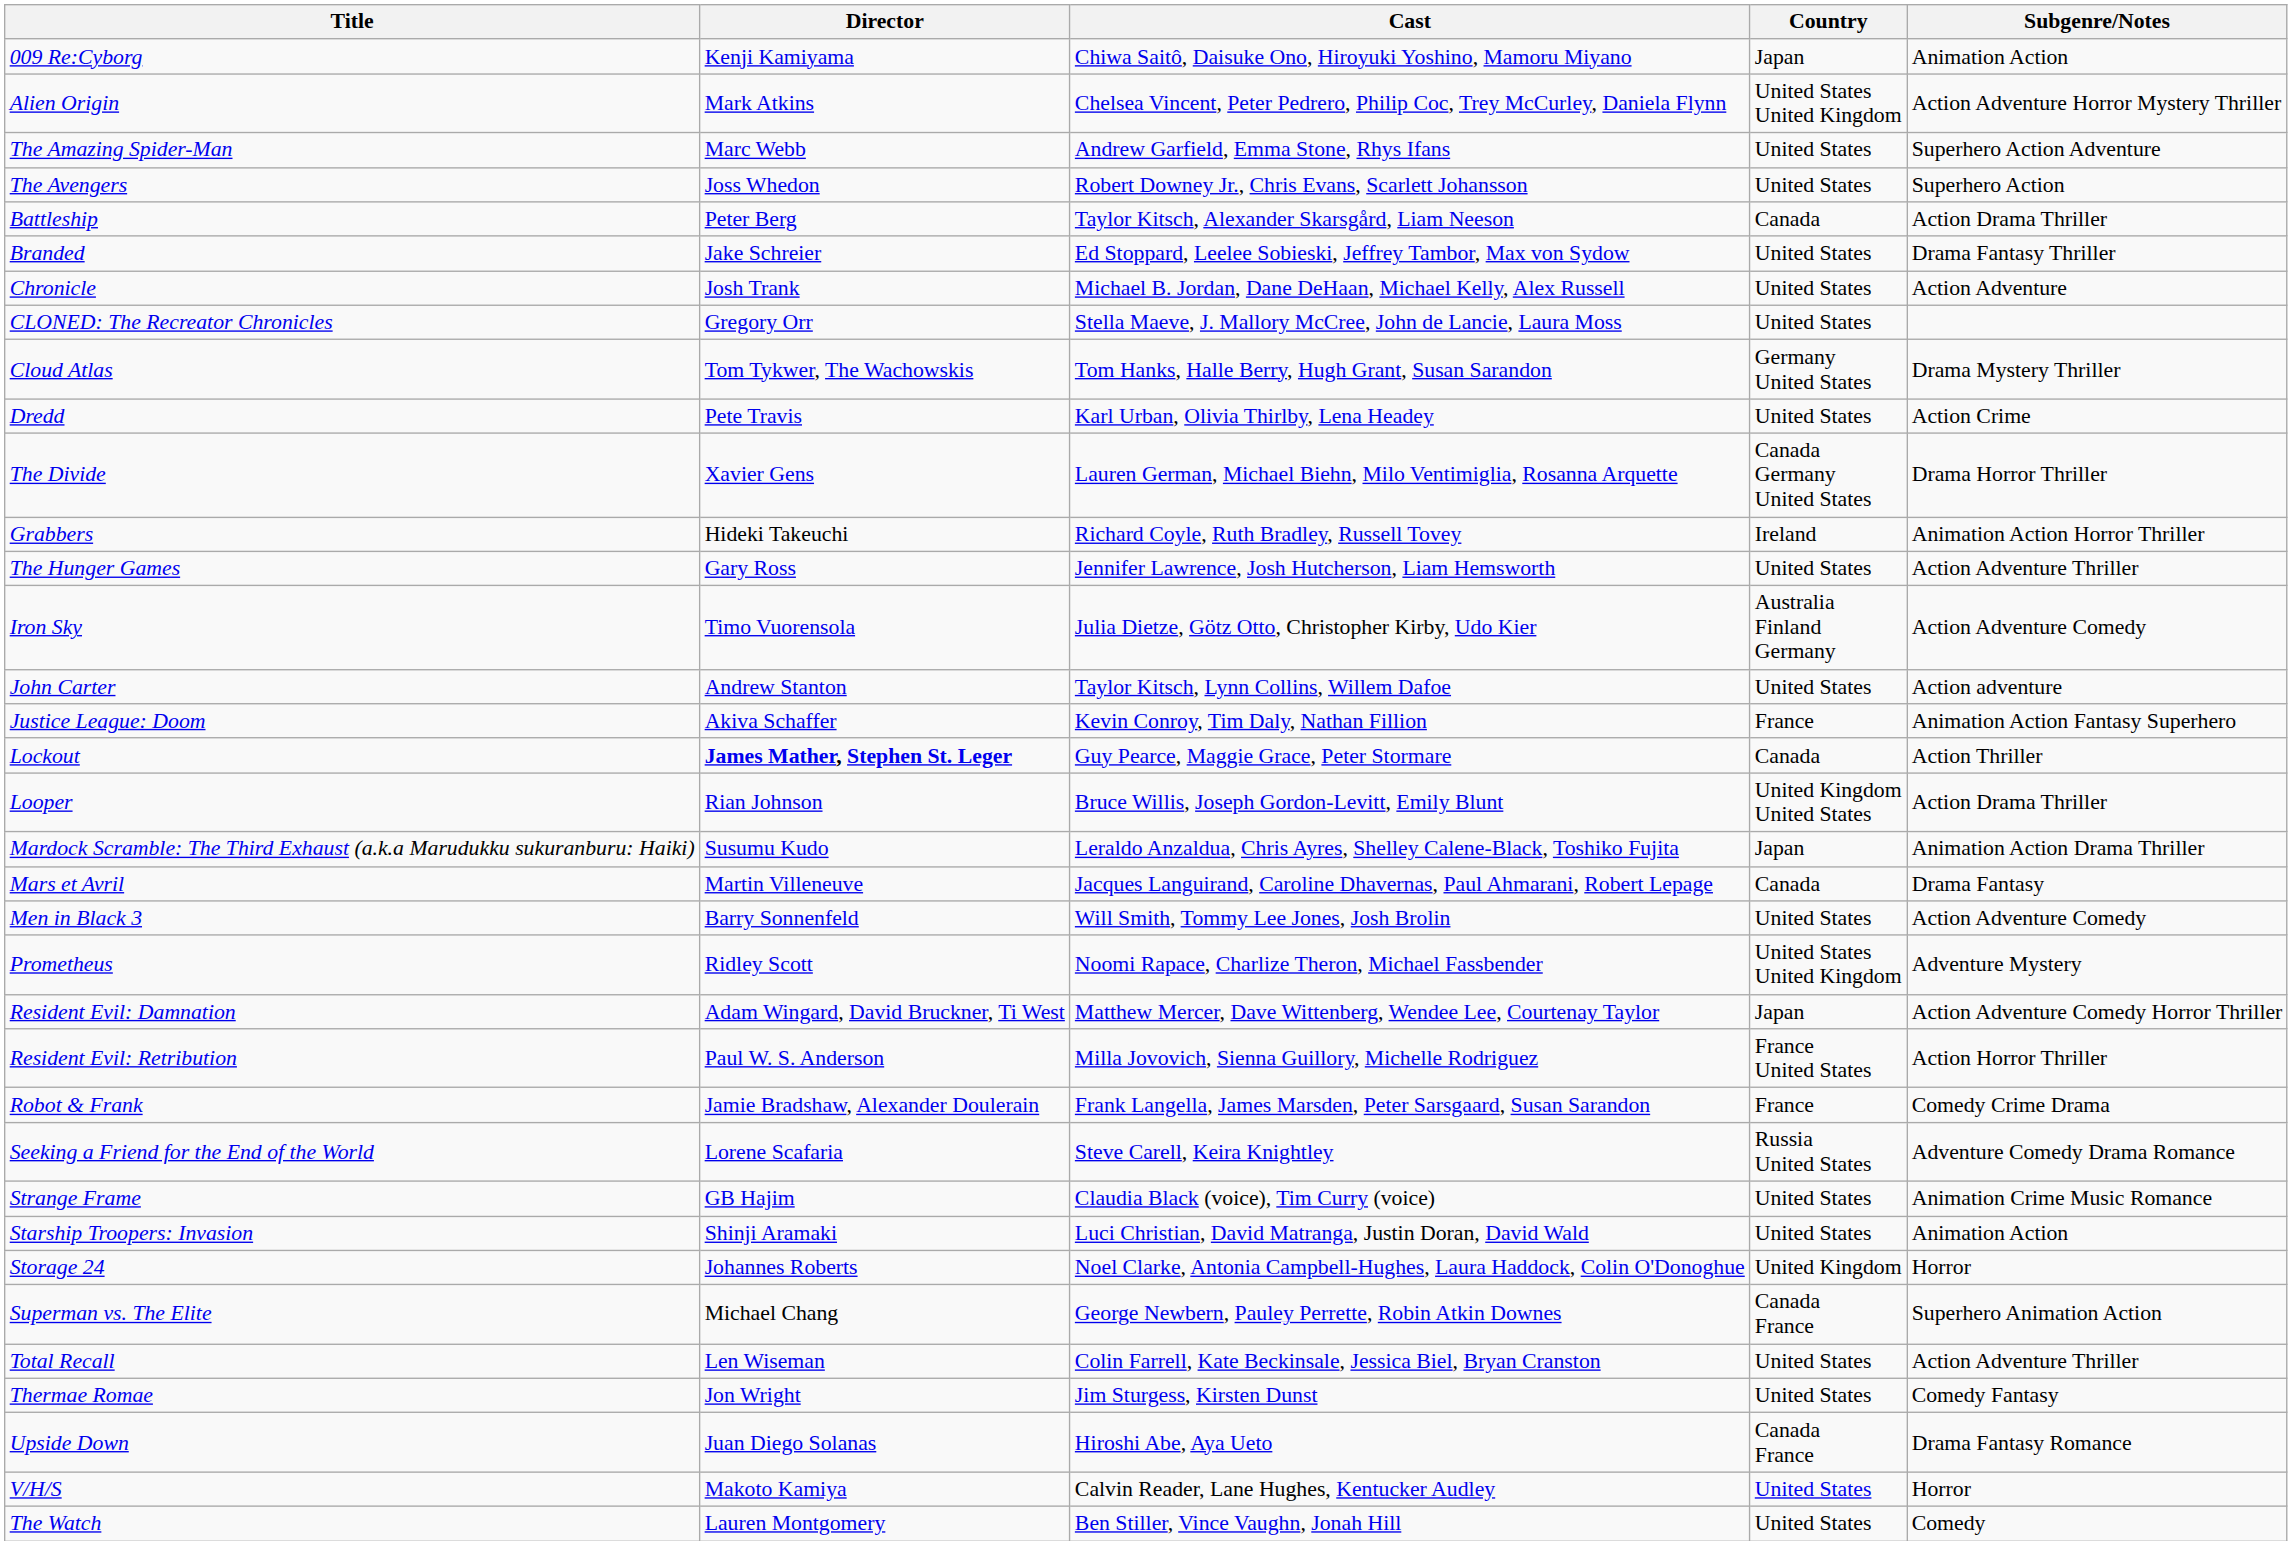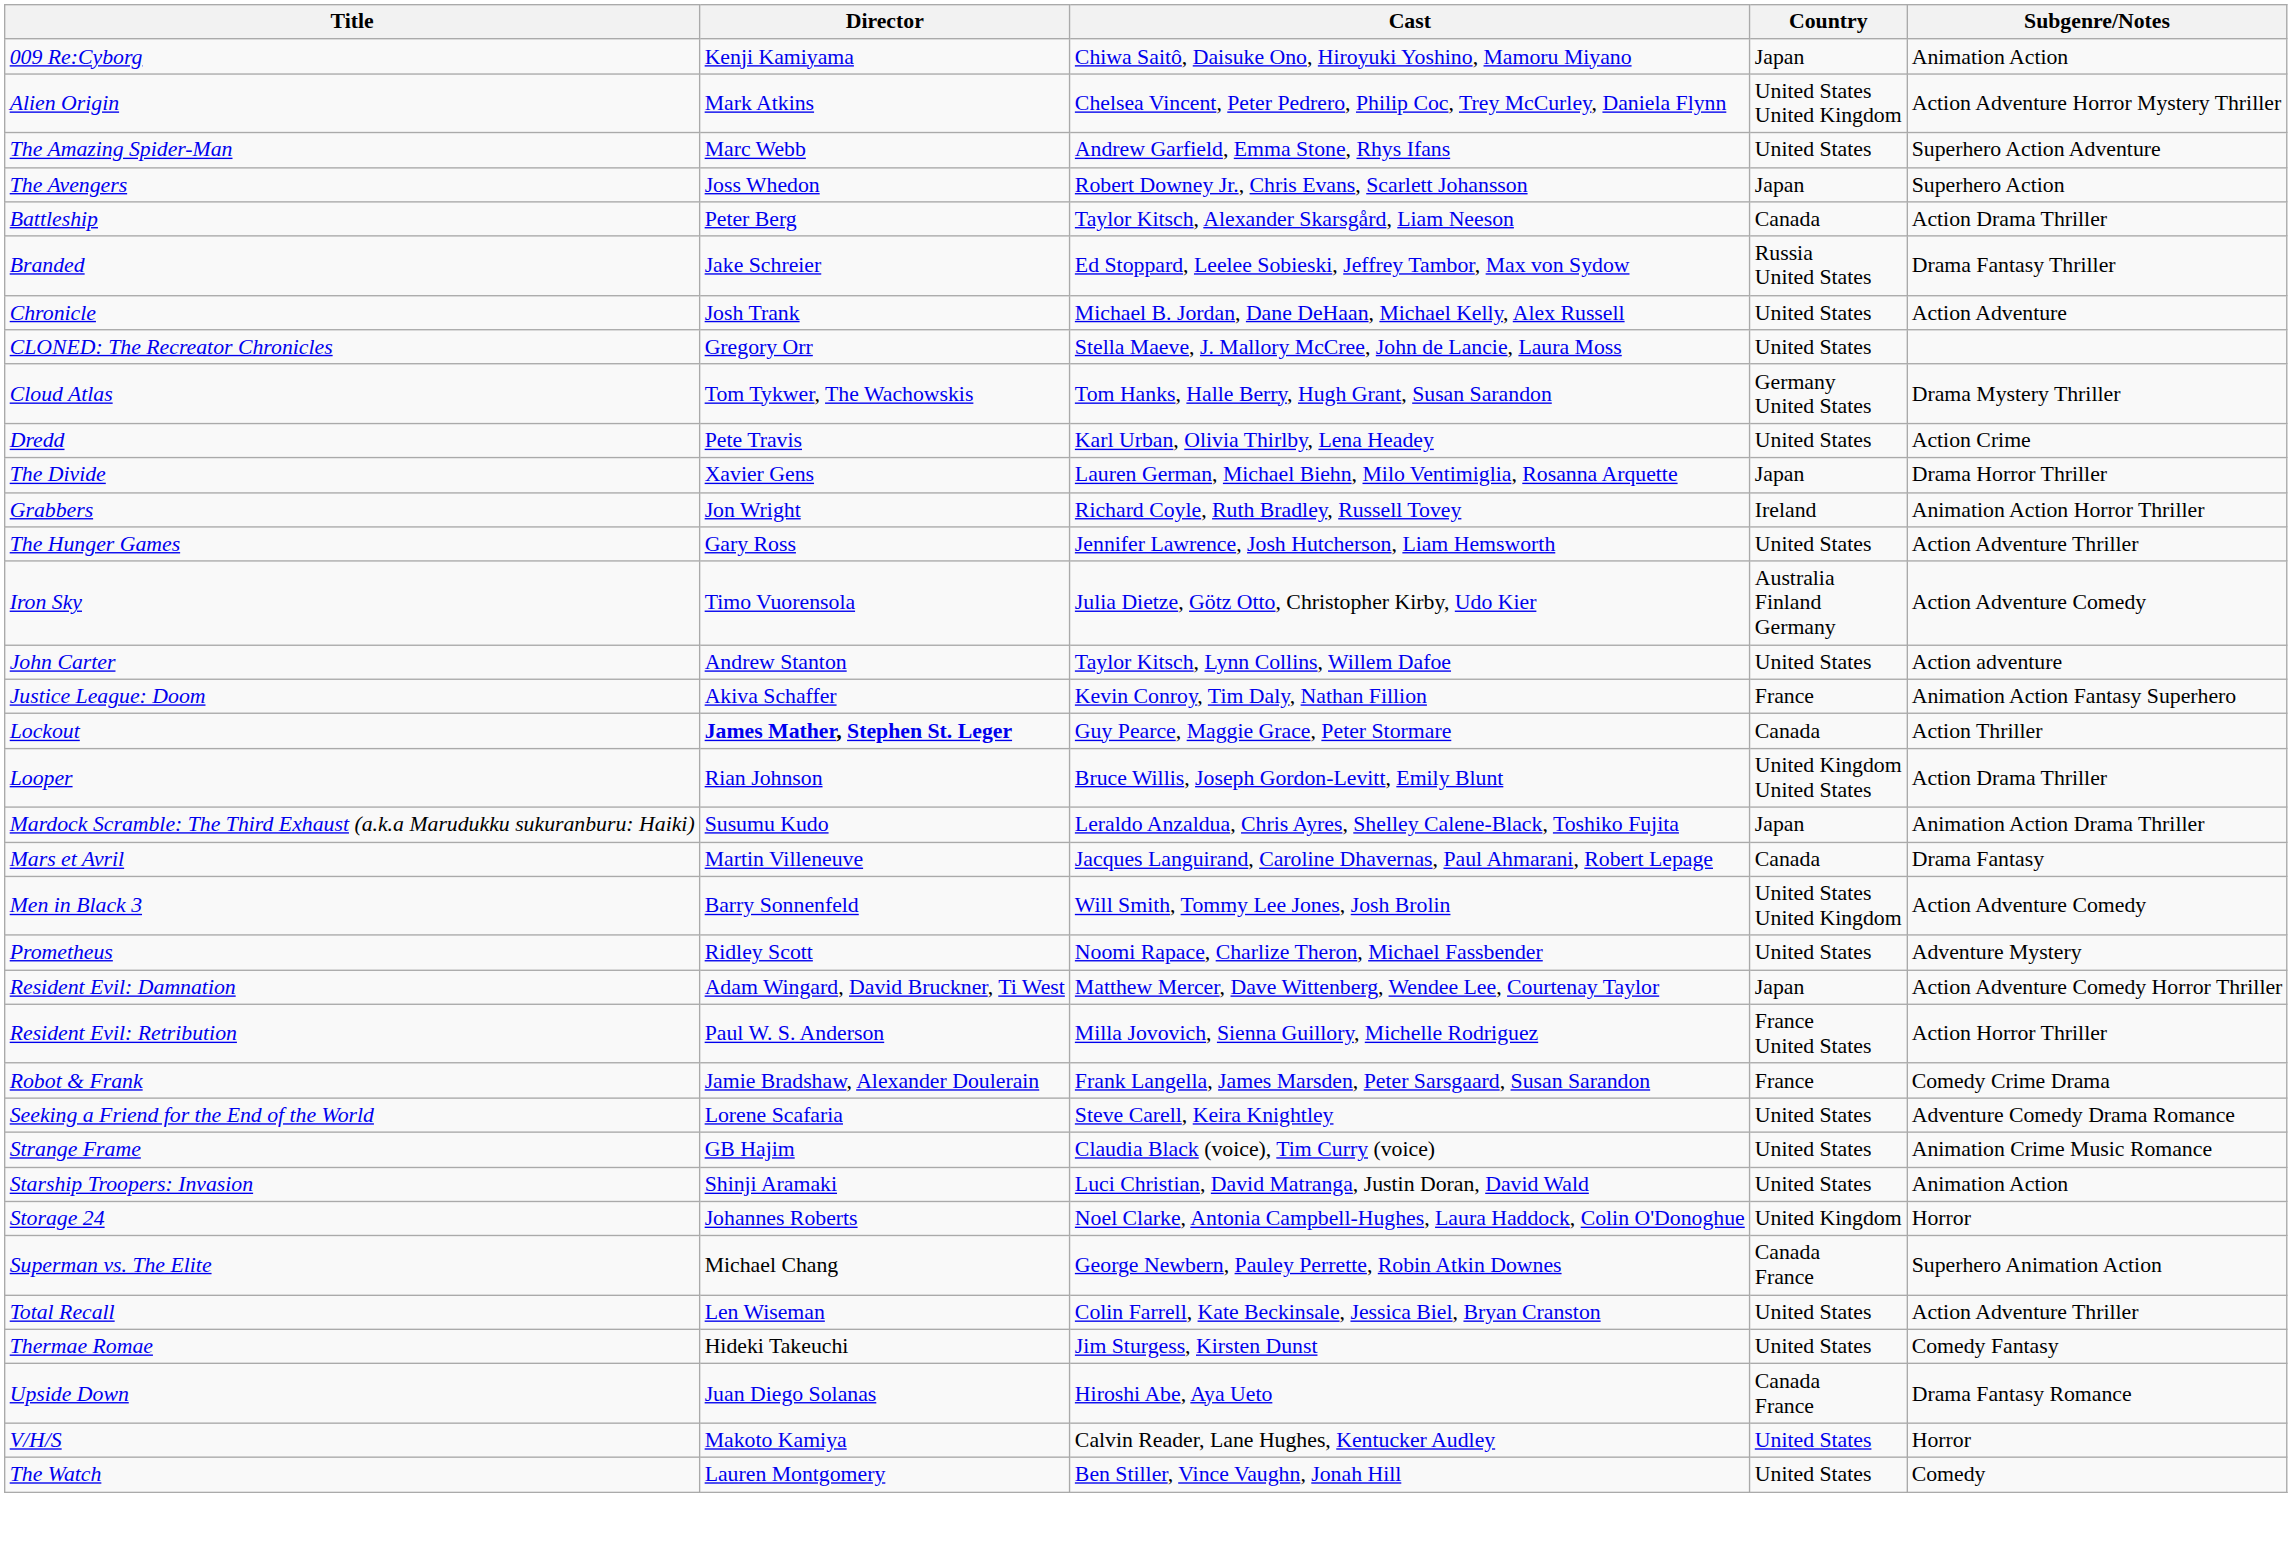(1813, 184) United States -> (1780, 184) Japan
(1813, 253) United States -> (1813, 265) Russia United States
(1813, 474) Canada Germany United States -> (1780, 474) Japan
(777, 533) Hideki Takeuchi -> (753, 509) Jon Wright
(1813, 917) United States -> (1828, 905) United States United Kingdom
(1828, 964) United States United Kingdom -> (1813, 952) United States
(1813, 1151) Russia United States -> (1813, 1114) United States
(753, 1395) Jon Wright -> (777, 1346) Hideki Takeuchi
